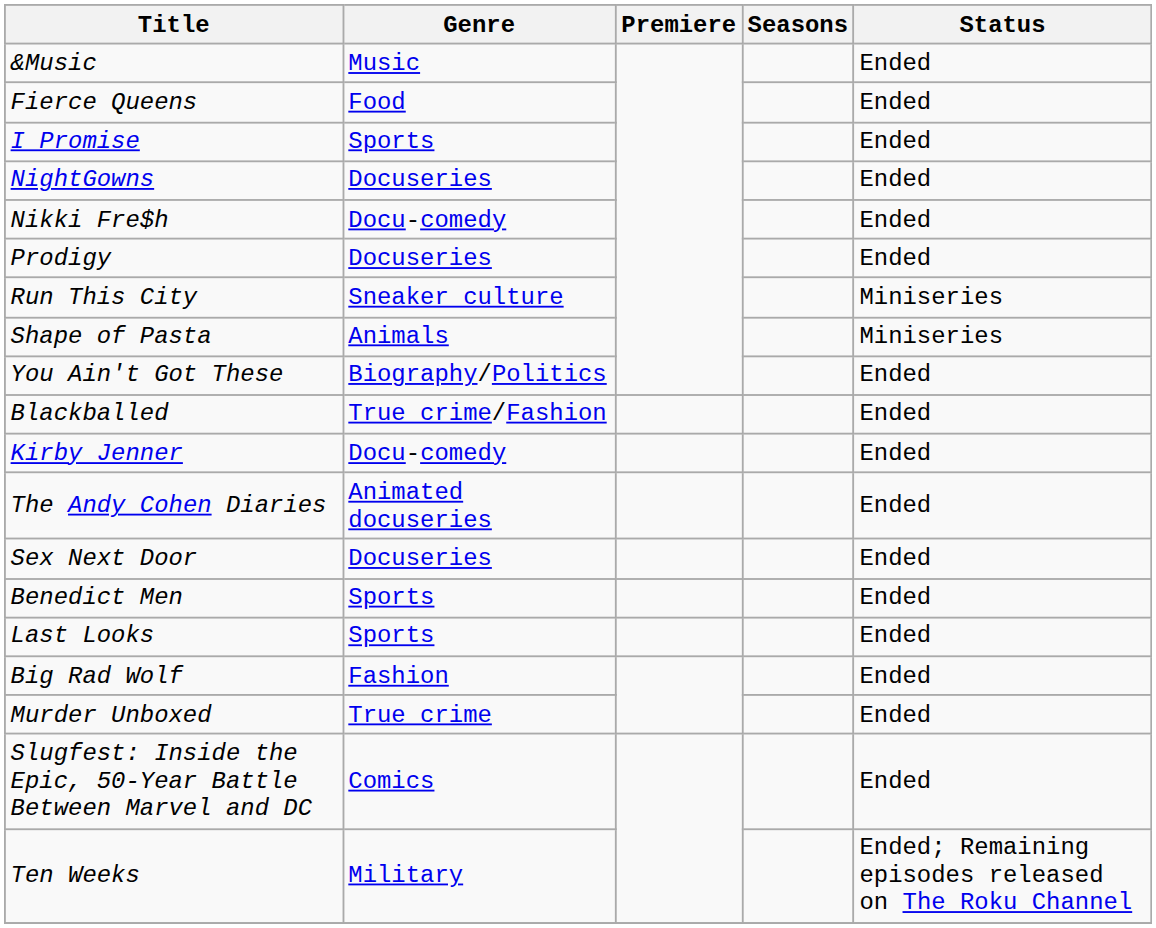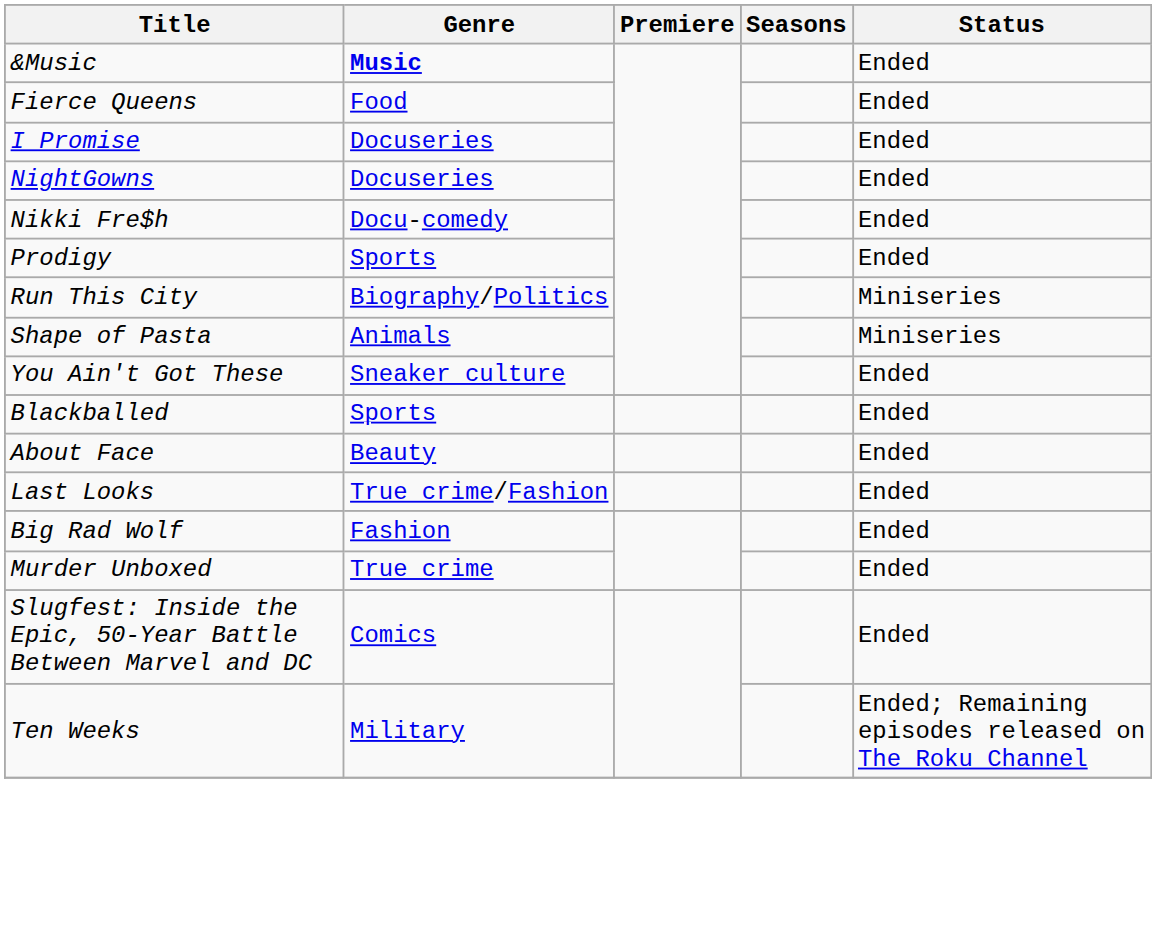(384, 63) normal -> (386, 63) bold
(391, 141) Sports -> (422, 141) Docuseries
(420, 258) Docuseries -> (393, 258) Sports
(456, 297) Sneaker culture -> (479, 297) Biography/Politics
(478, 375) Biography/Politics -> (458, 375) Sneaker culture
(478, 414) True crime/Fashion -> (393, 414) Sports
- row: (97, 453)
- row: (169, 506)
- row: (104, 559)
+ row: (82, 453)
- row: (97, 598)
(391, 637) Sports -> (479, 492) True crime/Fashion
